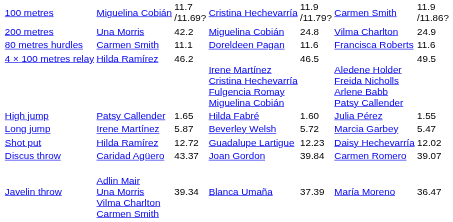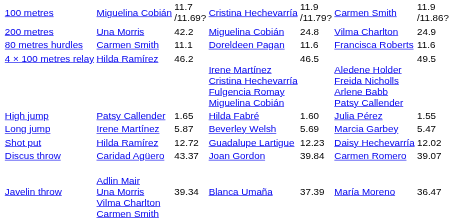(310, 129) 5.72 -> (310, 129) 5.69
